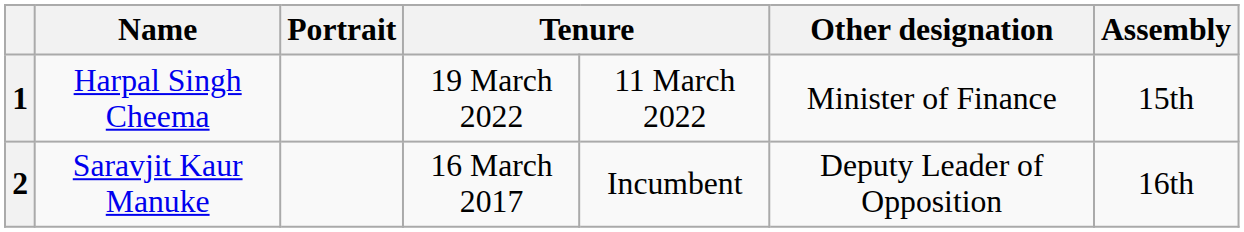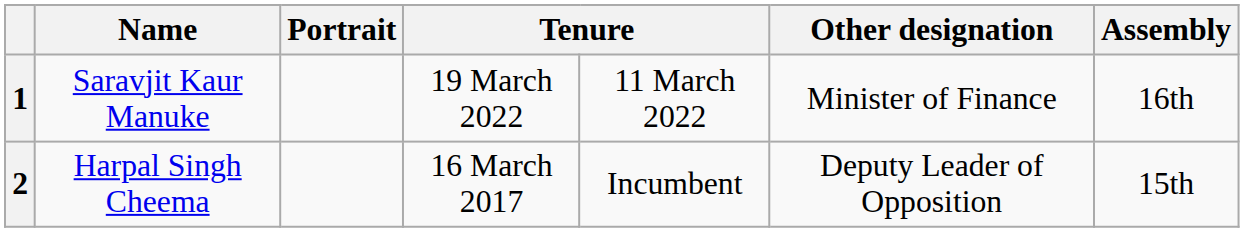(158, 97) Harpal Singh Cheema -> (158, 97) Saravjit Kaur Manuke
(1166, 97) 15th -> (1166, 97) 16th
(158, 183) Saravjit Kaur Manuke -> (158, 183) Harpal Singh Cheema
(1166, 183) 16th -> (1166, 183) 15th
